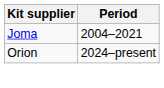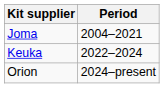+ row: (25, 53)
